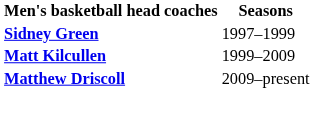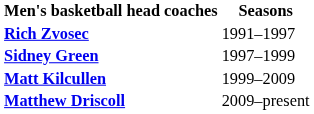+ row: (46, 33)
